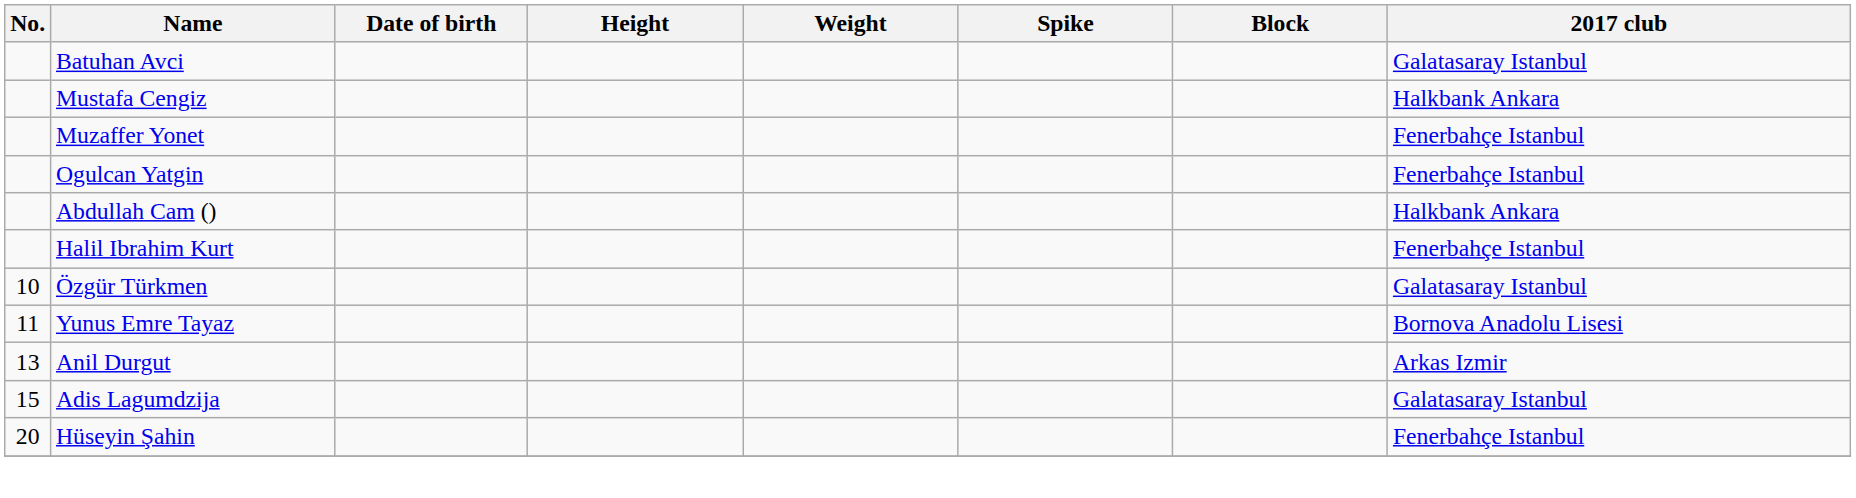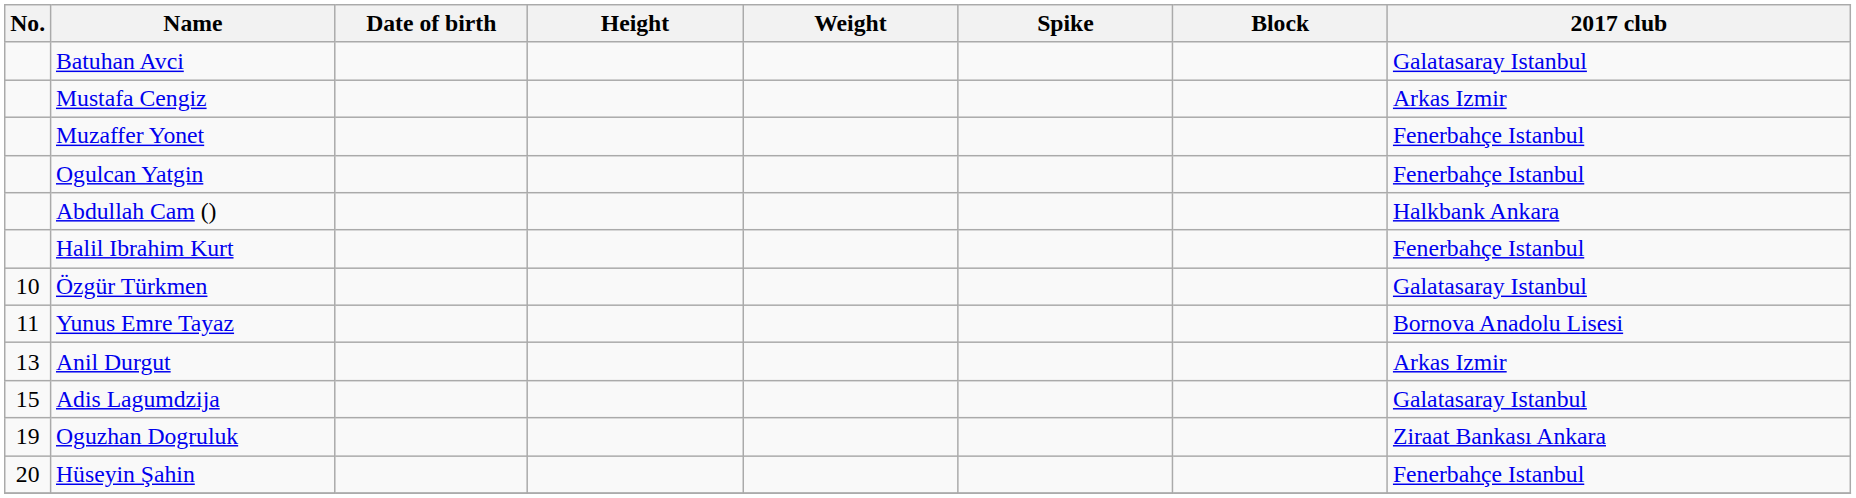(1476, 98) Halkbank Ankara -> (1450, 98) Arkas Izmir
+ row: (147, 436)
